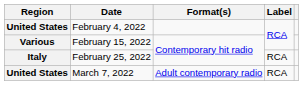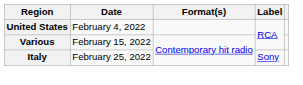(277, 57) RCA -> (268, 57) Sony
- row: (103, 73)
